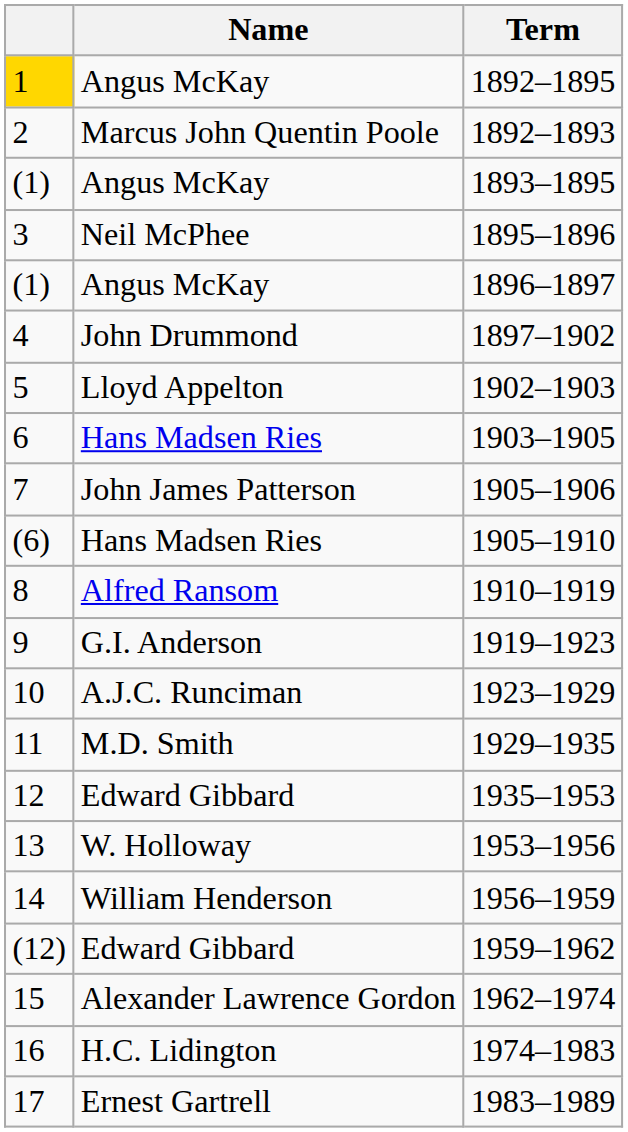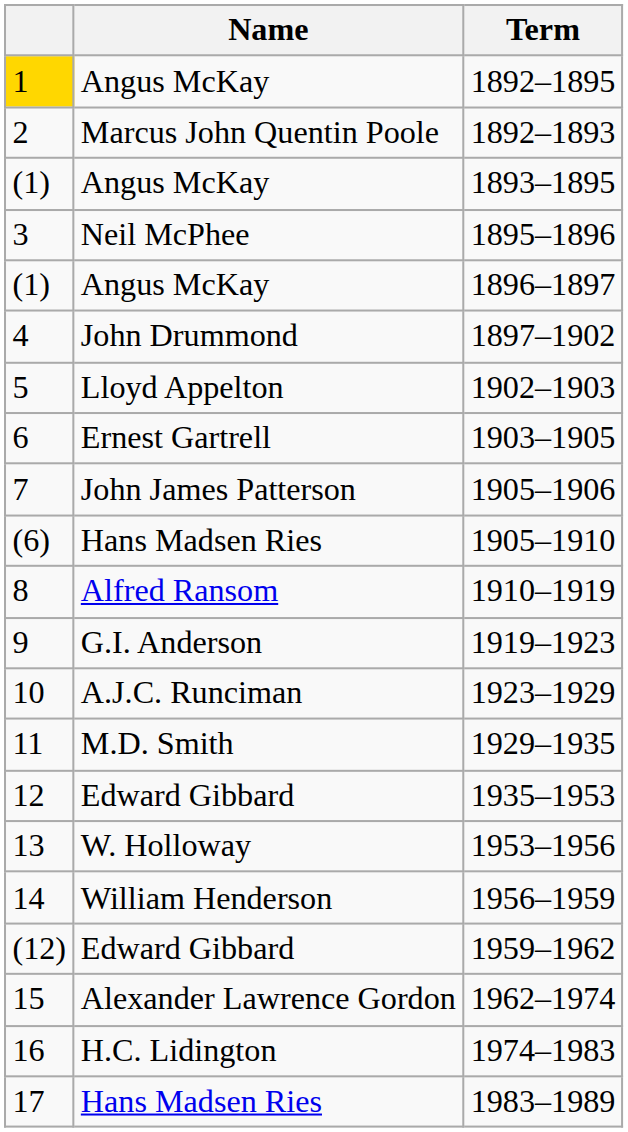(201, 438) Hans Madsen Ries -> (176, 438) Ernest Gartrell
(176, 1101) Ernest Gartrell -> (201, 1101) Hans Madsen Ries
